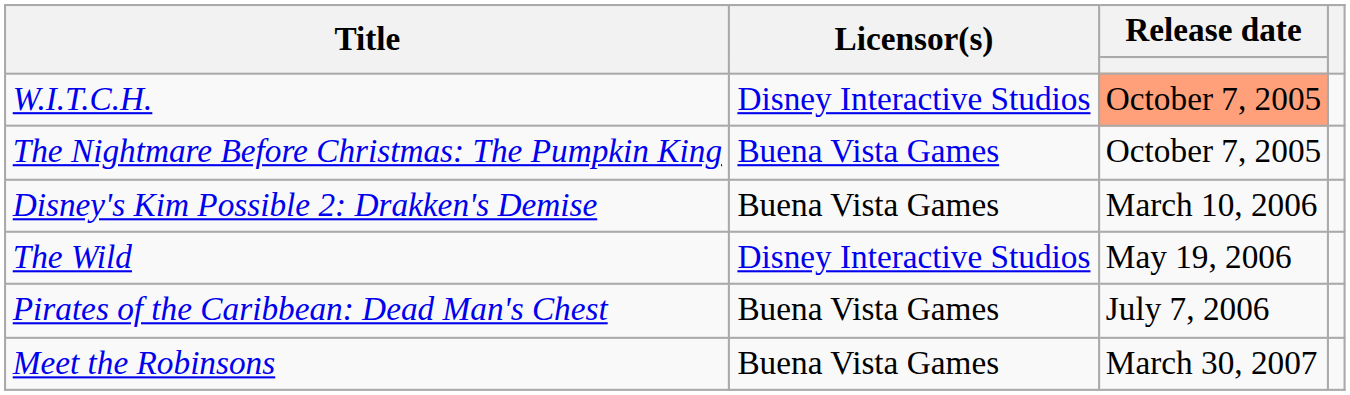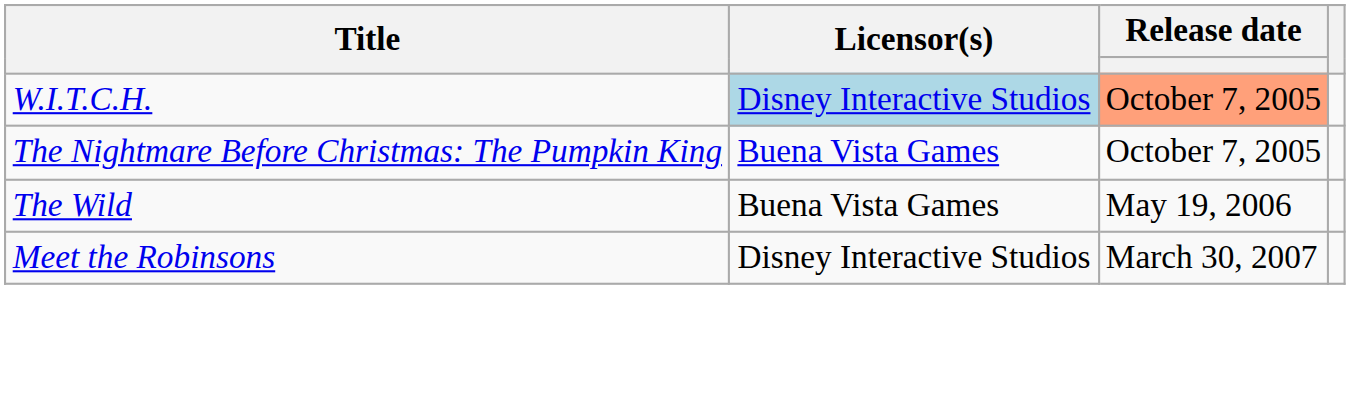(914, 99) no background -> (914, 99) lightblue background
- row: (305, 204)
(914, 257) Disney Interactive Studios -> (868, 204) Buena Vista Games
- row: (310, 310)
(868, 362) Buena Vista Games -> (914, 257) Disney Interactive Studios
